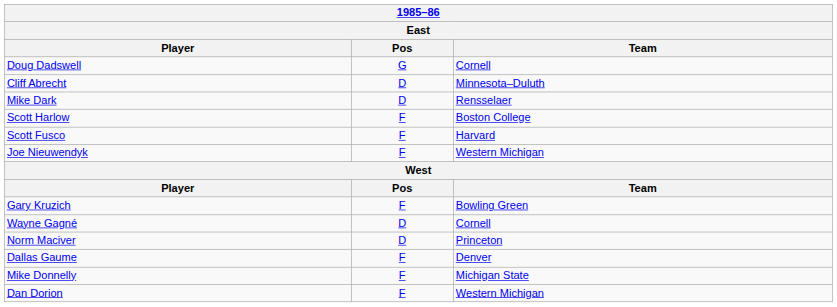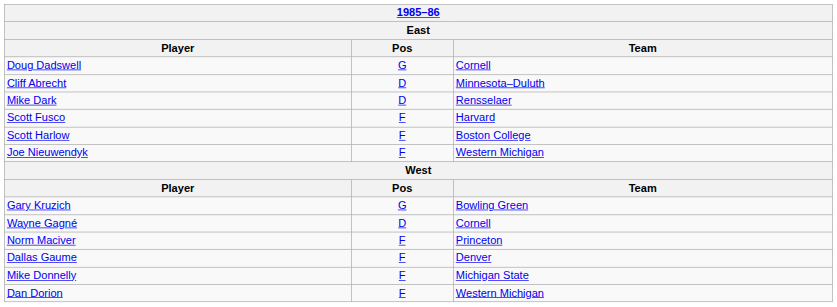rows swapped: (36, 135) <-> (38, 118)
(402, 205) F -> (402, 205) G
(402, 240) D -> (402, 240) F
